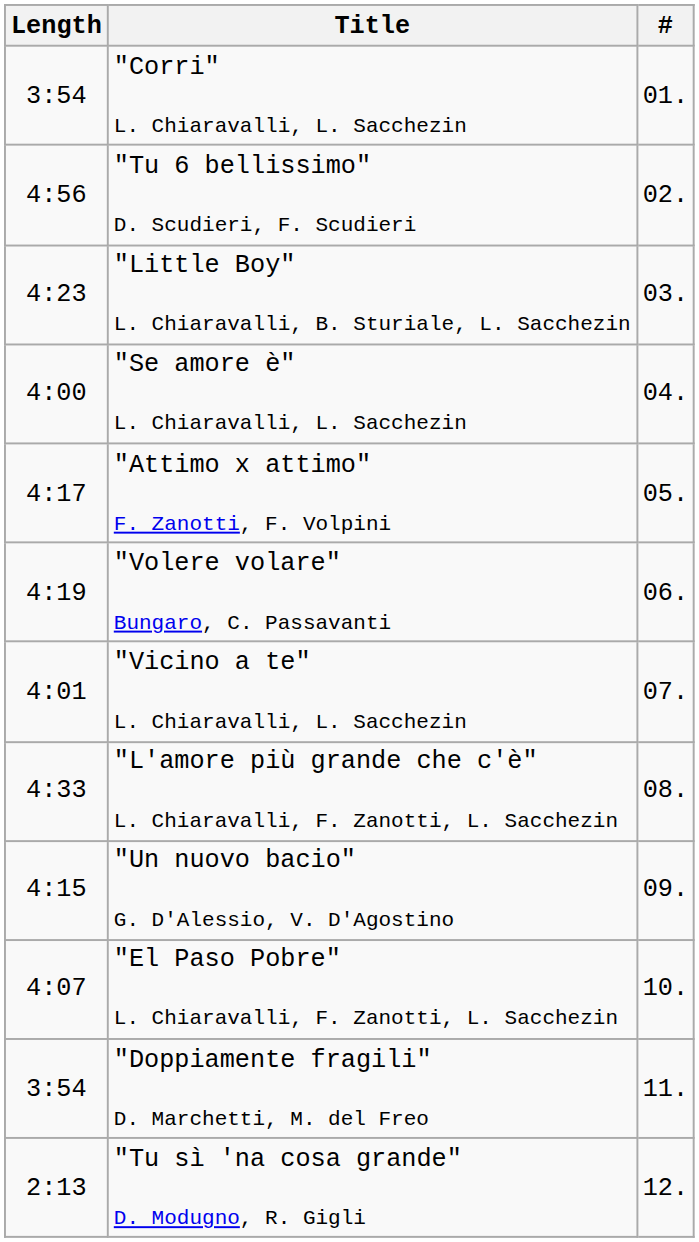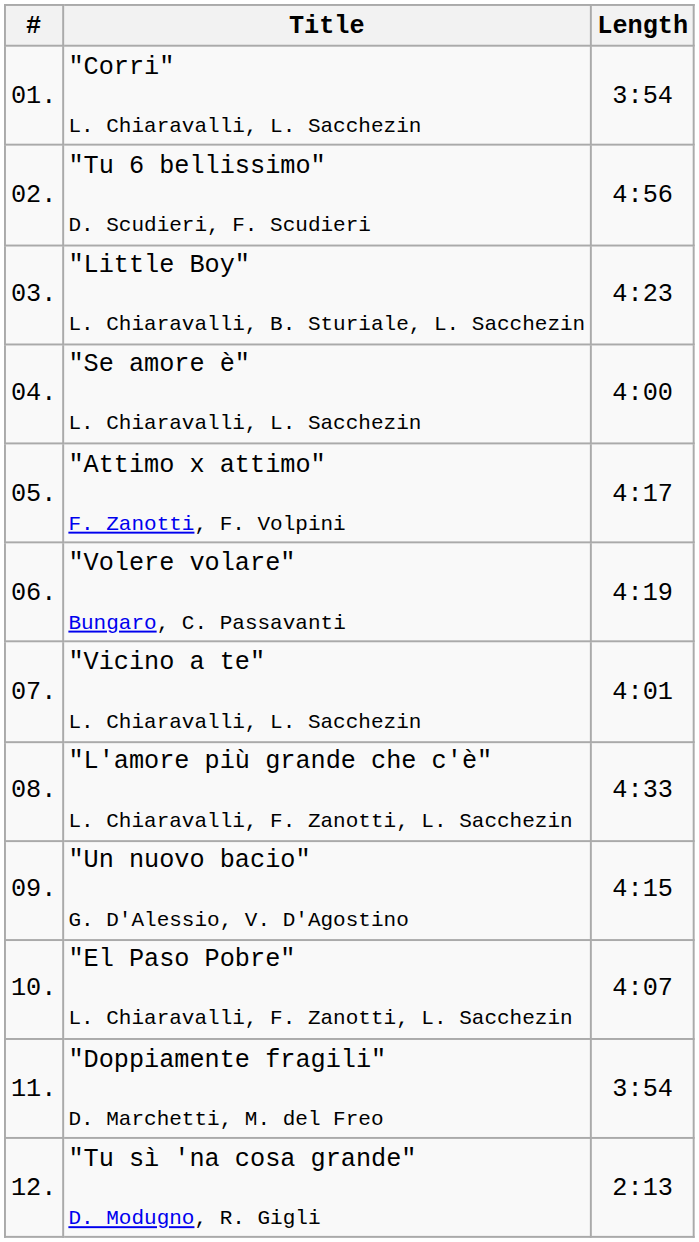columns swapped: (665, 26) <-> (56, 26)
